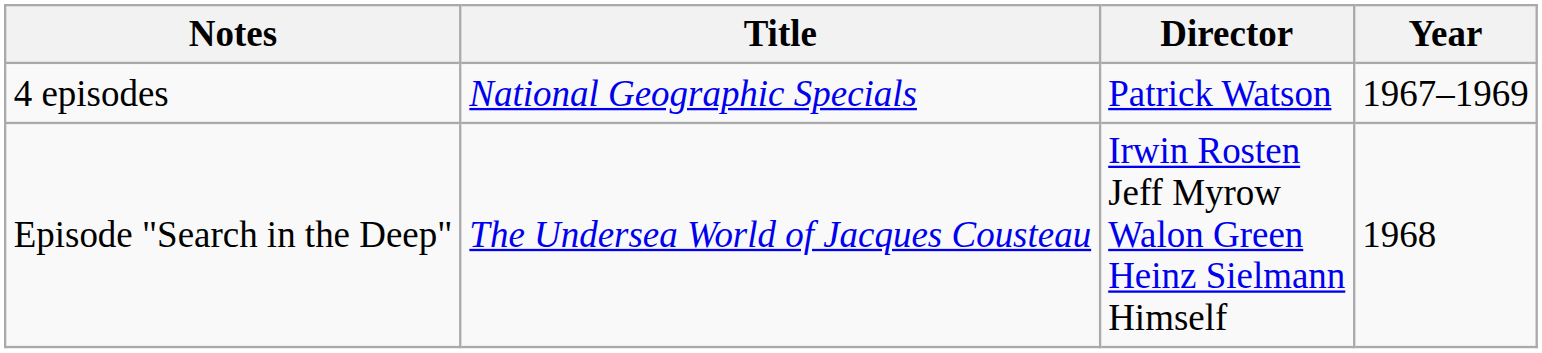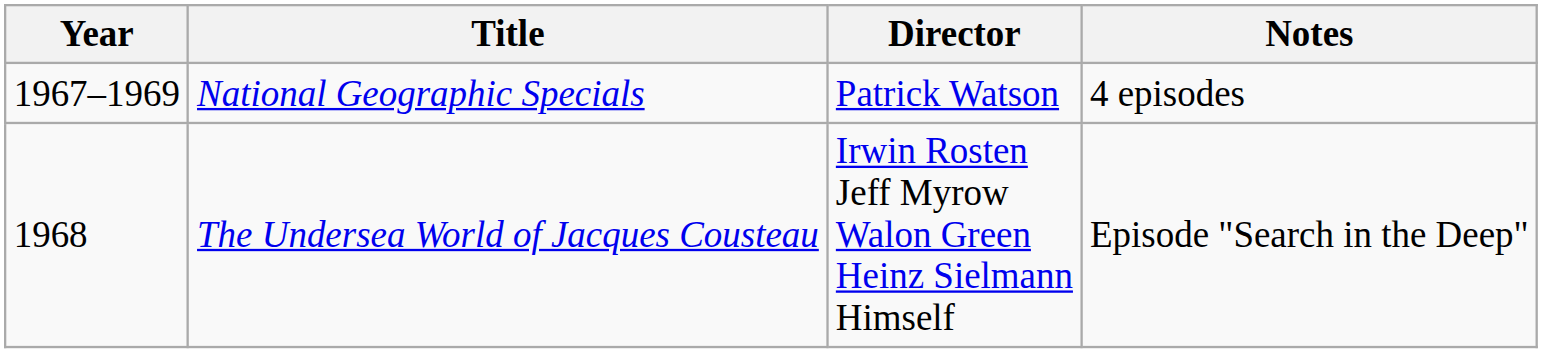columns swapped: (1445, 33) <-> (233, 33)
